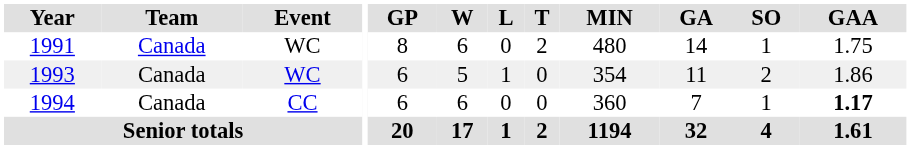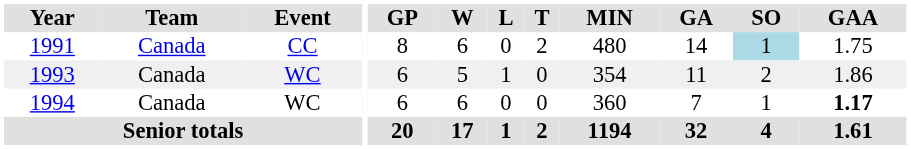(303, 46) WC -> (303, 46) CC
(766, 46) no background -> (766, 46) lightblue background
(303, 102) CC -> (303, 102) WC
